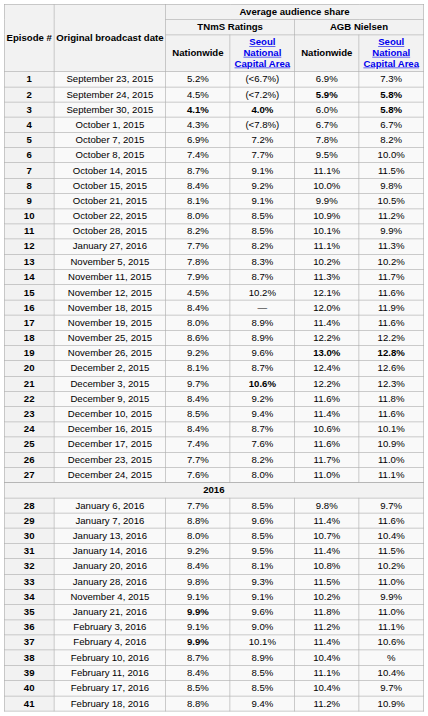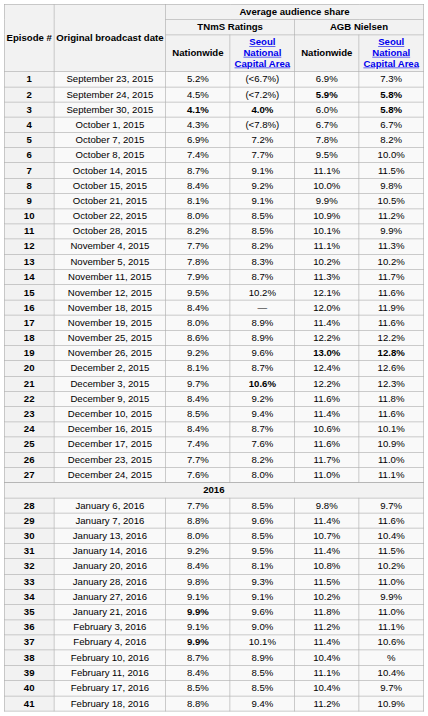(110, 246) January 27, 2016 -> (110, 246) November 4, 2015
(198, 292) 4.5% -> (198, 292) 9.5%
(110, 597) November 4, 2015 -> (110, 597) January 27, 2016
